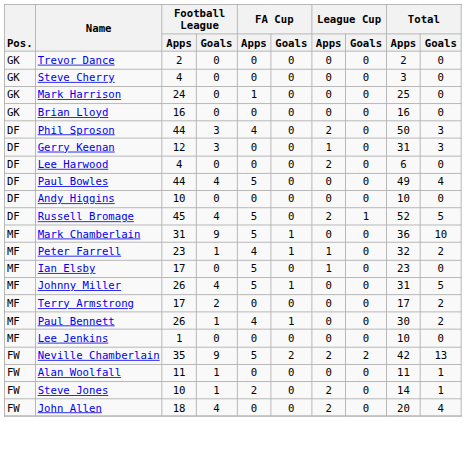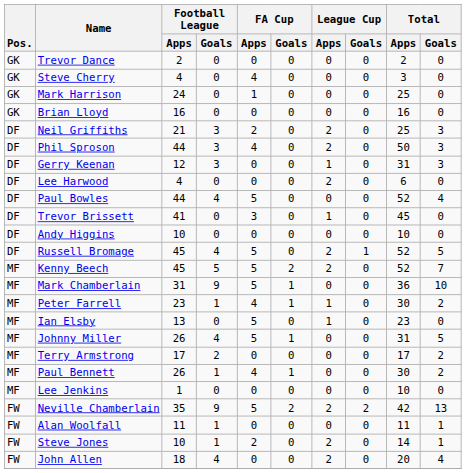(254, 78) 0 -> (254, 78) 4
+ row: (83, 130)
(403, 182) 49 -> (403, 199) 52
+ row: (86, 217)
+ row: (73, 269)
(403, 251) 32 -> (403, 303) 30
(179, 269) 17 -> (179, 321) 13
